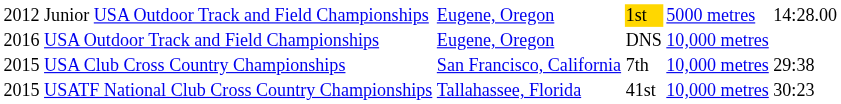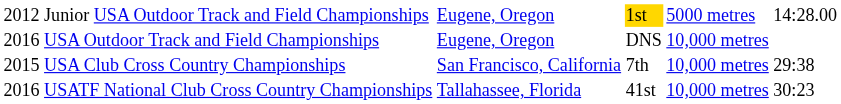(21, 90) 2015 -> (21, 90) 2016
